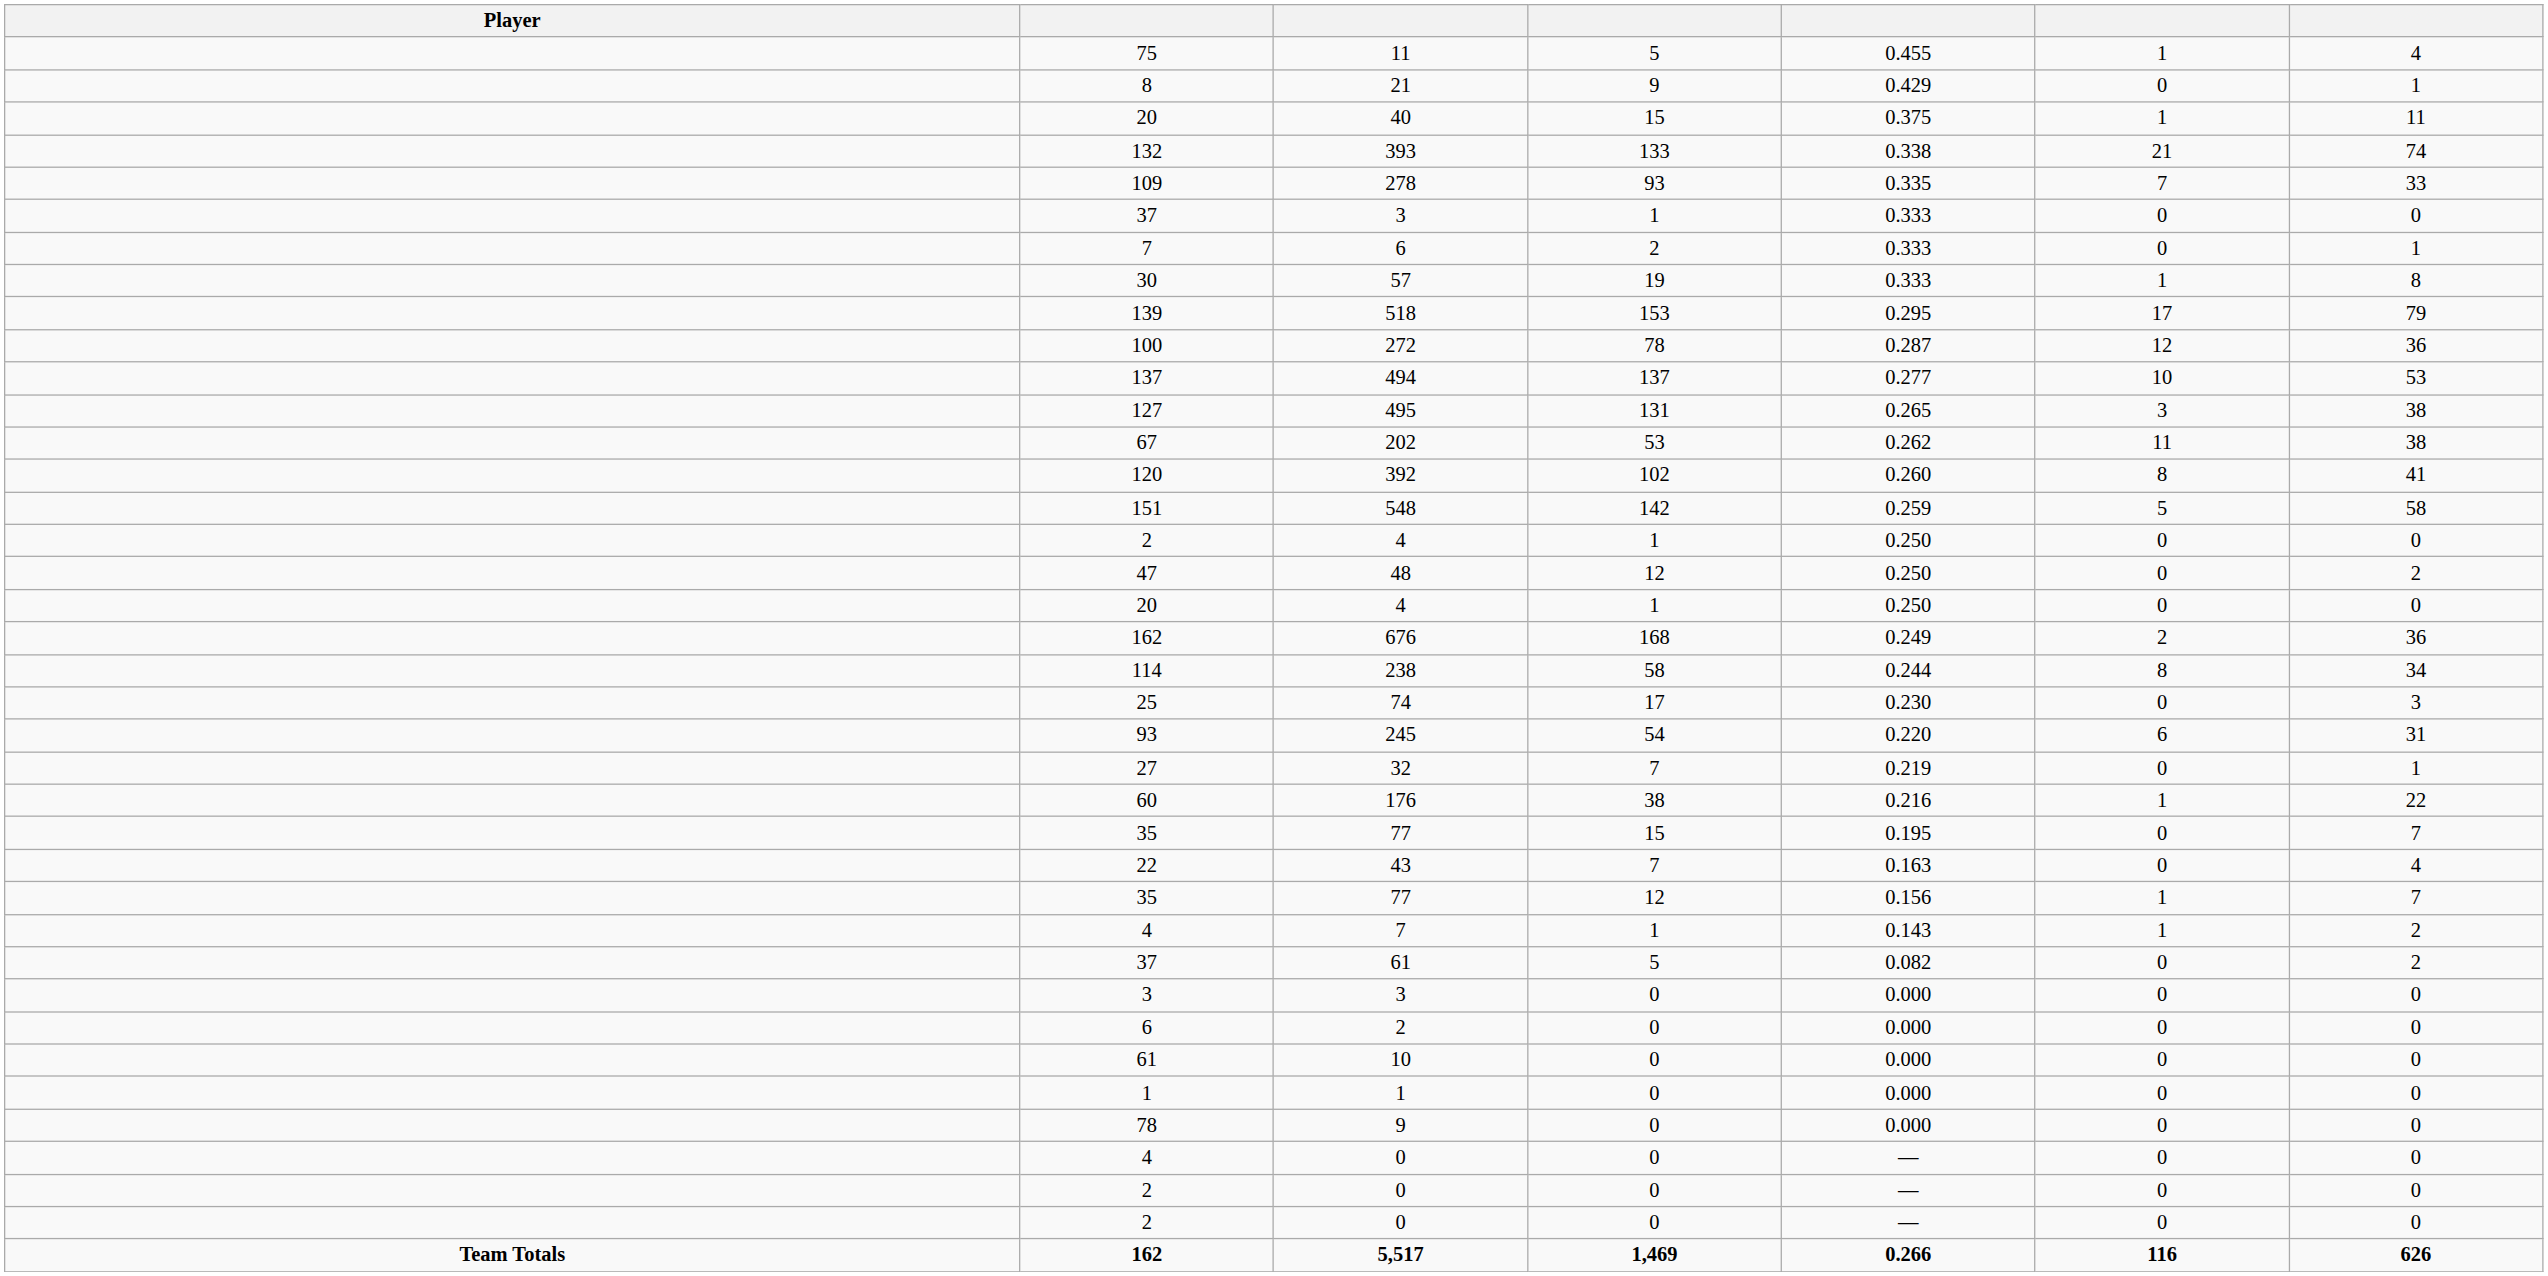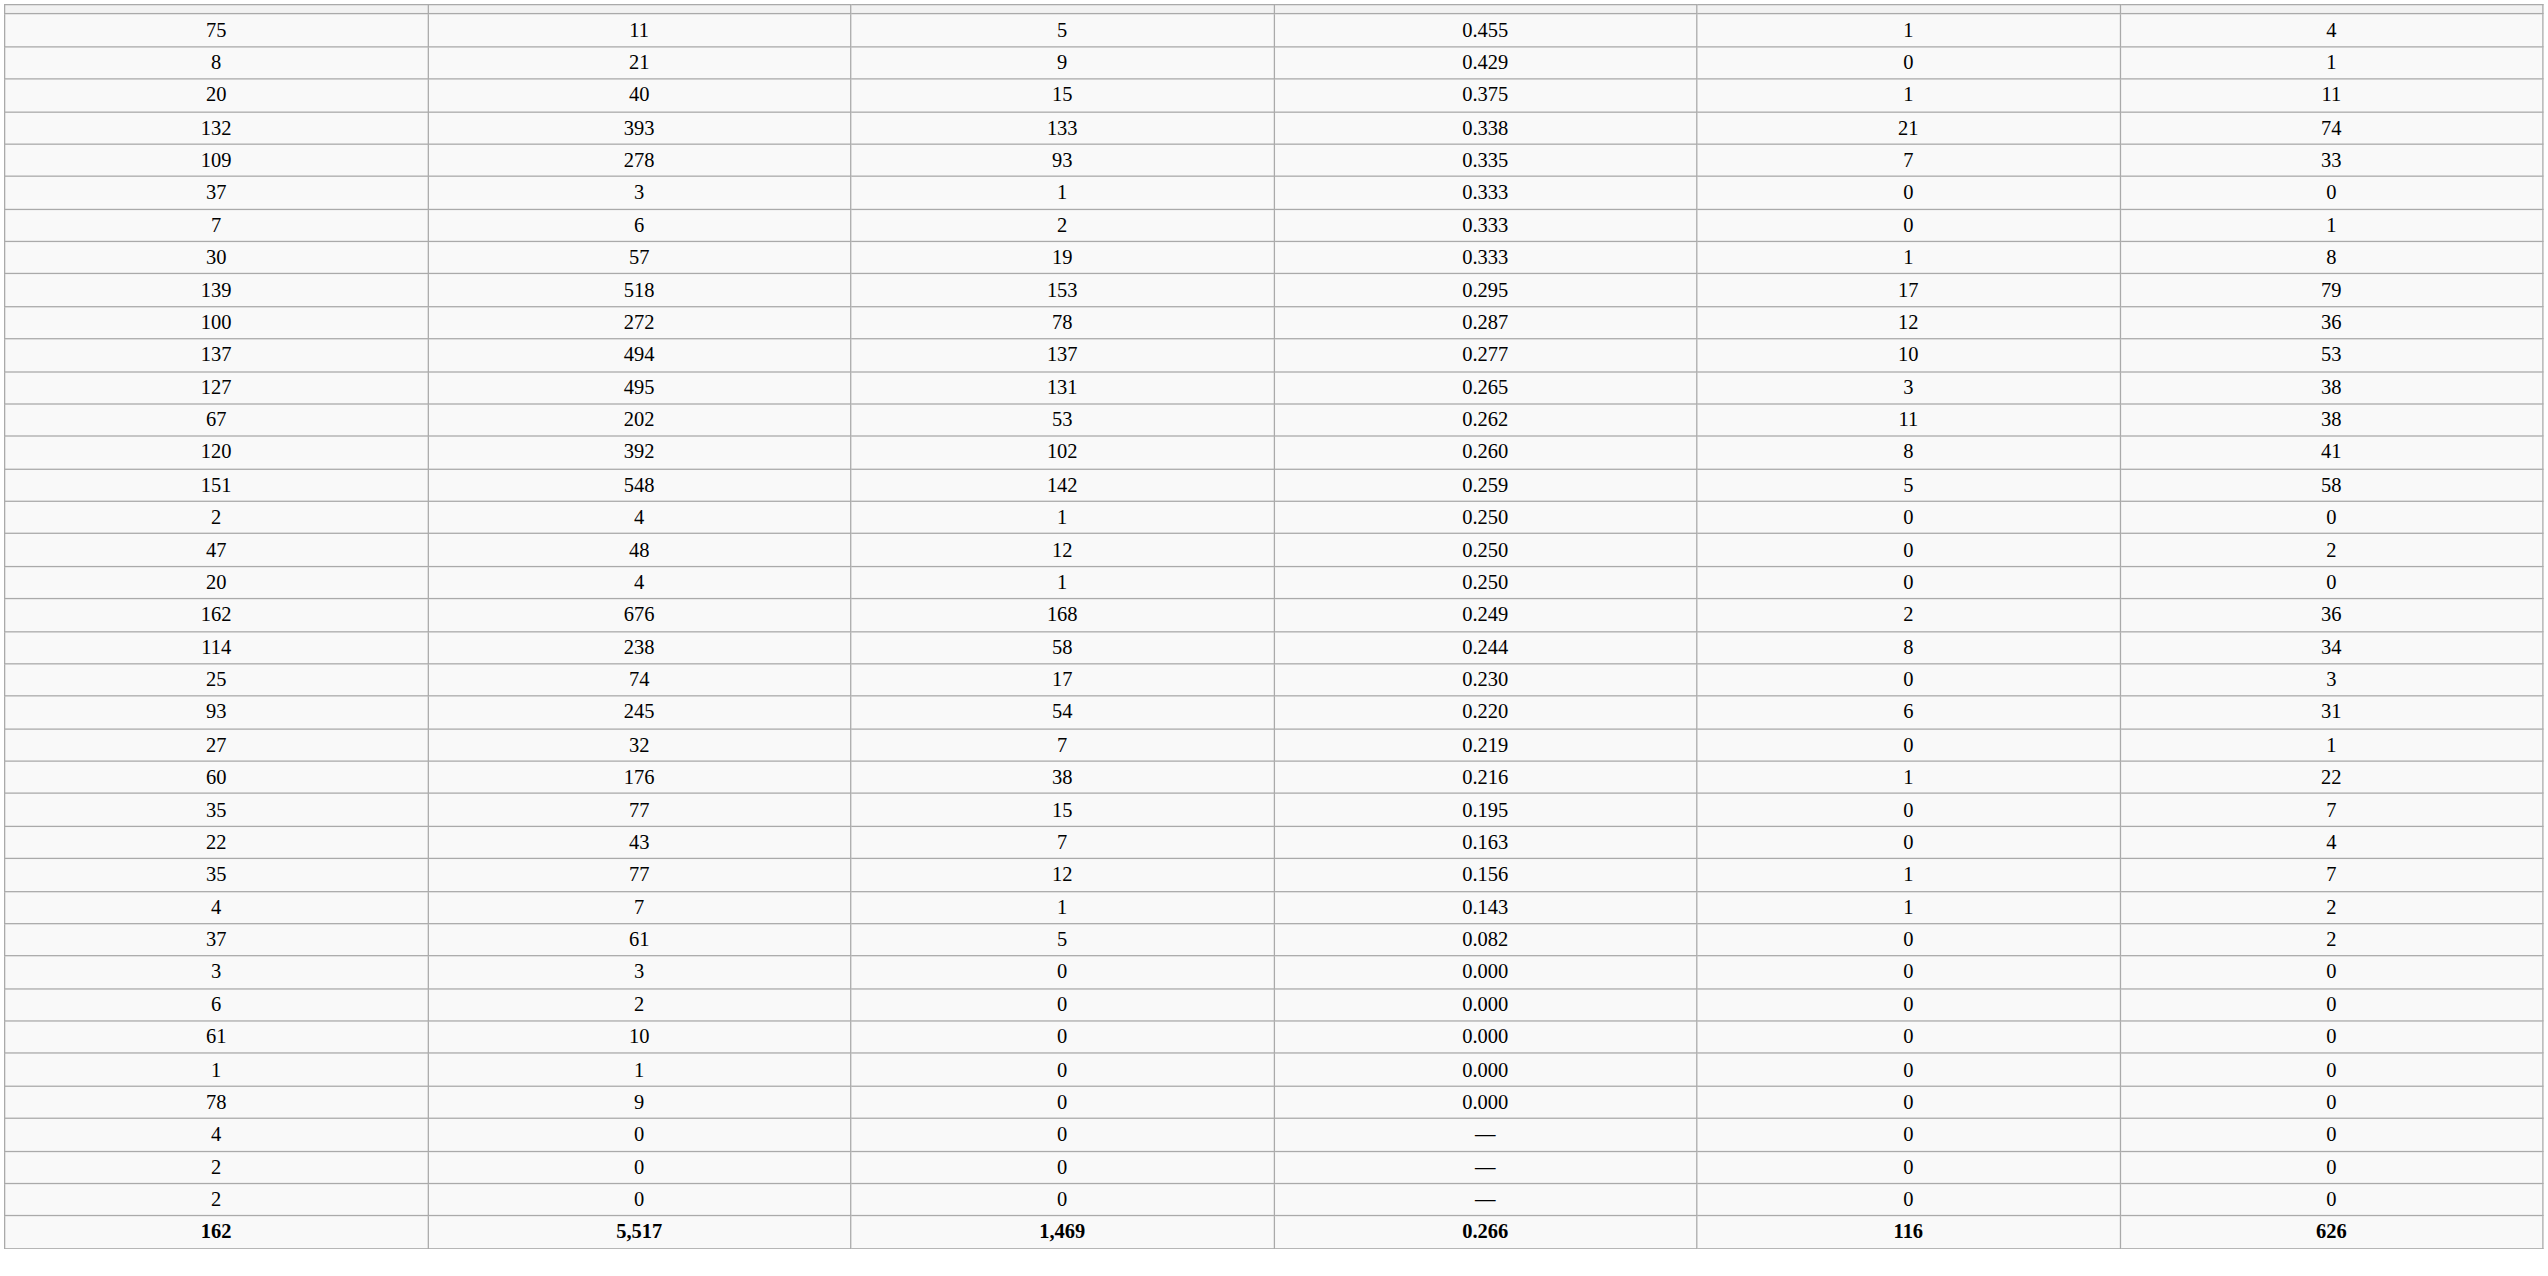- column: (512, 20)
